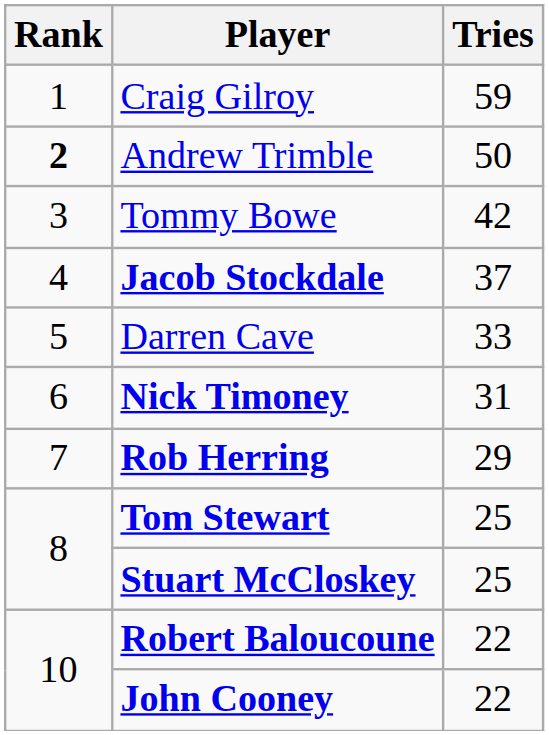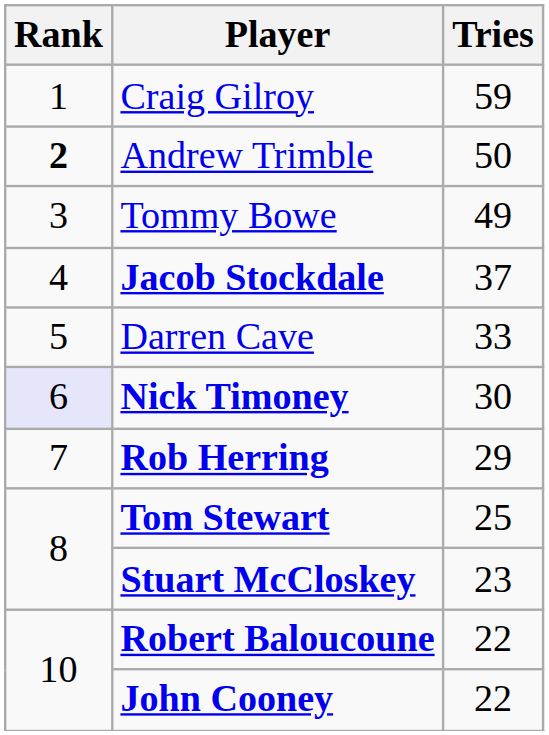(493, 215) 42 -> (493, 215) 49
(58, 397) no background -> (58, 397) lavender background
(493, 397) 31 -> (493, 397) 30
(493, 578) 25 -> (493, 578) 23
